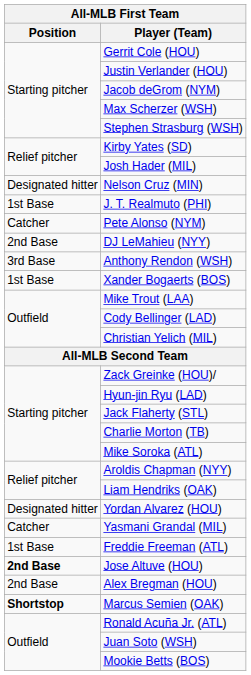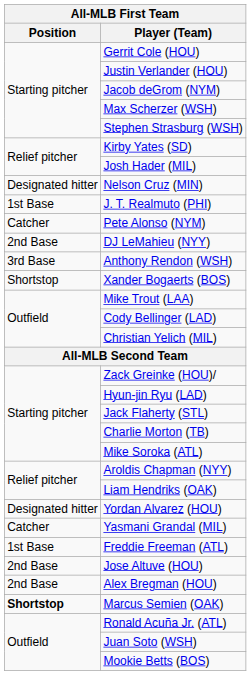(30, 280) 1st Base -> (33, 280) Shortstop
(34, 565) bold -> (32, 565) normal
